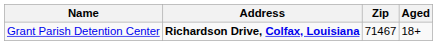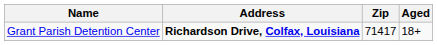(380, 31) 71467 -> (380, 31) 71417
